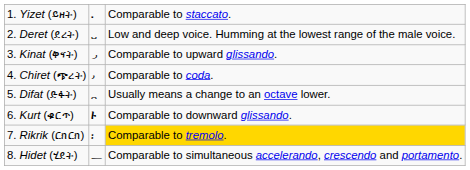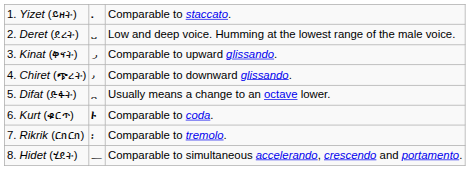(161, 75) Comparable to coda. -> (200, 75) Comparable to downward glissando.
(200, 115) Comparable to downward glissando. -> (161, 115) Comparable to coda.
(167, 135) gold background -> (167, 135) no background
